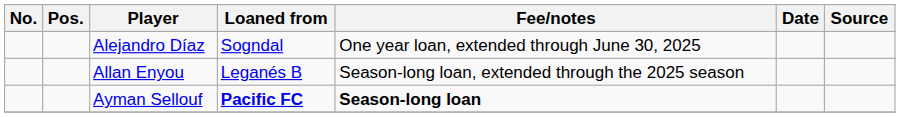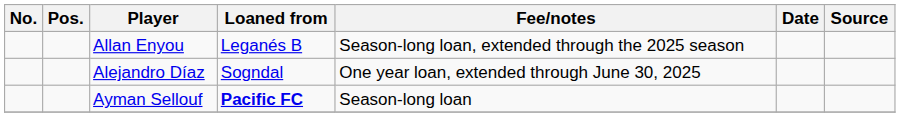rows swapped: (149, 45) <-> (138, 72)
(410, 99) bold -> (406, 99) normal
